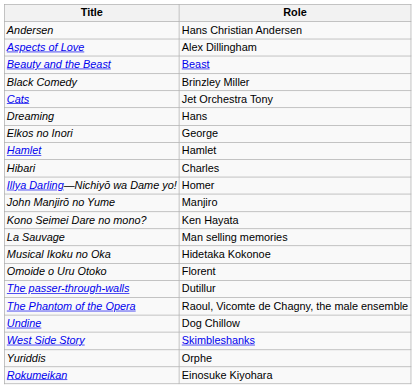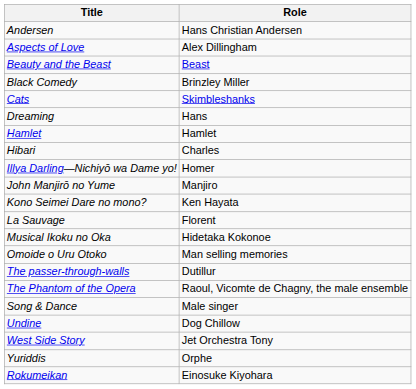(227, 99) Jet Orchestra Tony -> (218, 99) Skimbleshanks
- row: (40, 133)
(235, 237) Man selling memories -> (199, 220) Florent
(199, 271) Florent -> (235, 254) Man selling memories
+ row: (42, 306)
(218, 340) Skimbleshanks -> (227, 340) Jet Orchestra Tony
